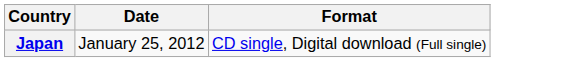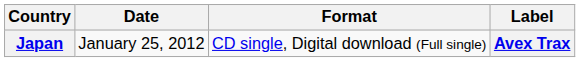+ column: (532, 17)
